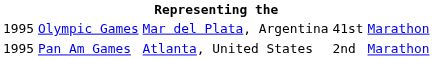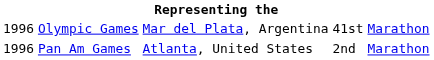(18, 28) 1995 -> (18, 28) 1996
(18, 49) 1995 -> (18, 49) 1996
